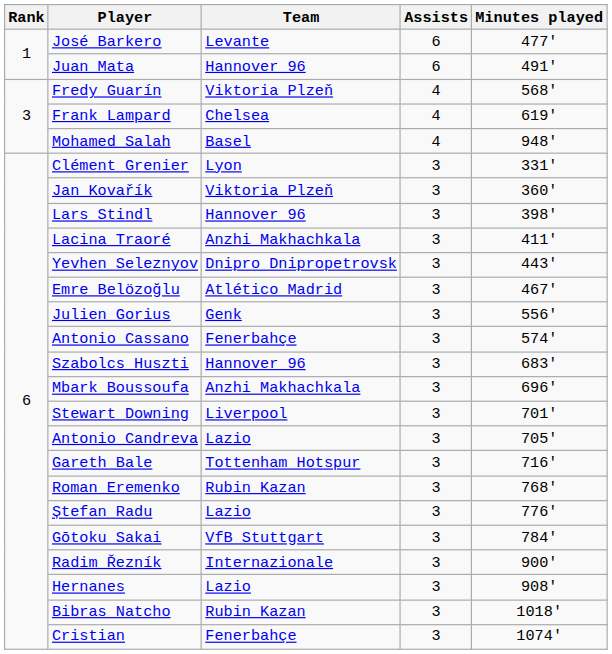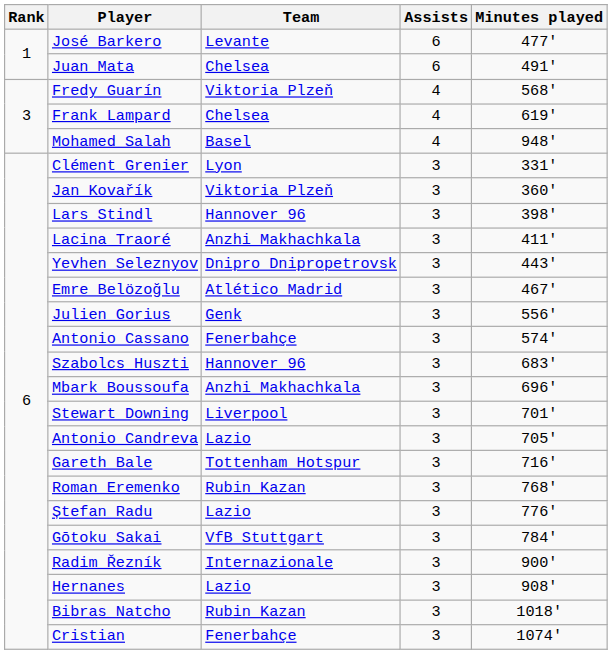(255, 67) Hannover 96 -> (237, 67) Chelsea
